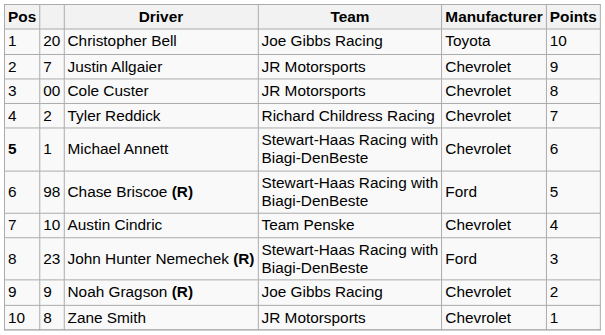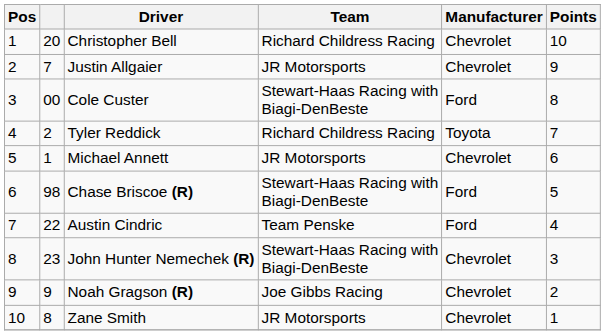(322, 41) Joe Gibbs Racing -> (348, 41) Richard Childress Racing
(468, 41) Toyota -> (478, 41) Chevrolet
(314, 90) JR Motorsports -> (350, 99) Stewart-Haas Racing with Biagi-DenBeste
(478, 90) Chevrolet -> (461, 99) Ford
(478, 115) Chevrolet -> (468, 133) Toyota
(12, 149) bold -> (12, 157) normal
(350, 149) Stewart-Haas Racing with Biagi-DenBeste -> (314, 157) JR Motorsports
(52, 225) 10 -> (52, 225) 22
(478, 225) Chevrolet -> (461, 225) Ford
(461, 258) Ford -> (478, 258) Chevrolet
